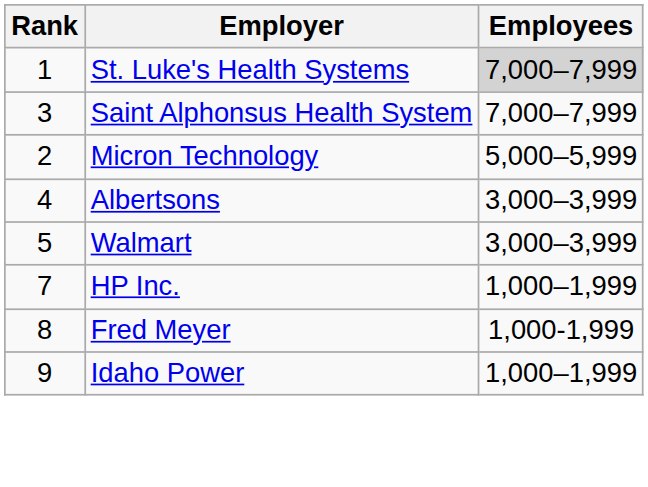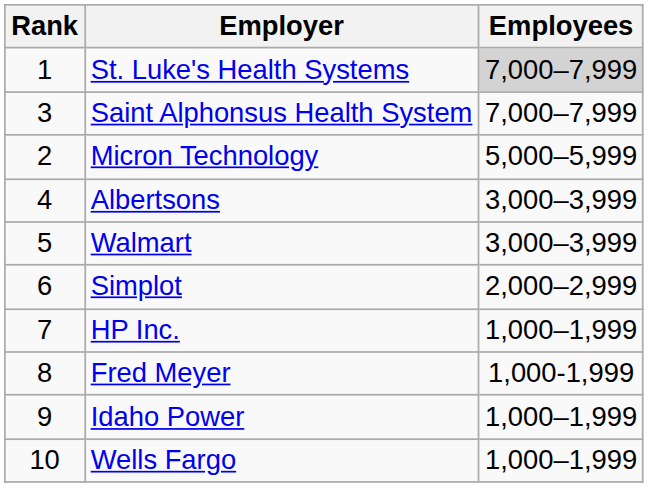+ row: (136, 286)
+ row: (163, 460)
